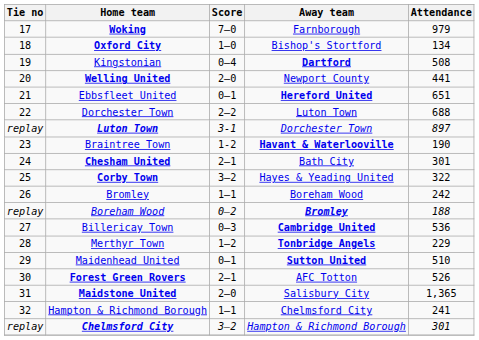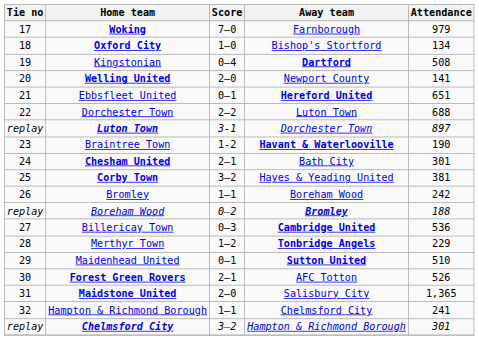(441, 79) 441 -> (441, 79) 141
(441, 178) 322 -> (441, 178) 381
